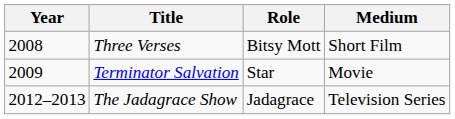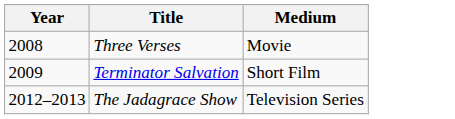- column: (284, 18)
(365, 45) Short Film -> (269, 45) Movie
(351, 72) Movie -> (284, 72) Short Film
